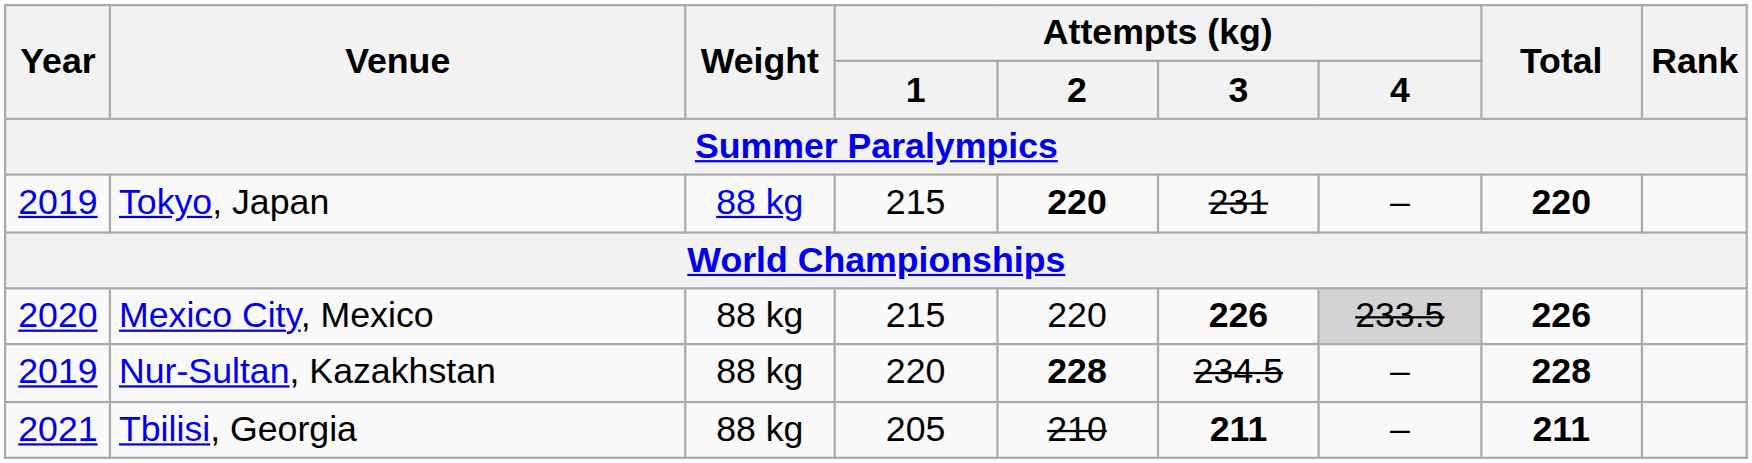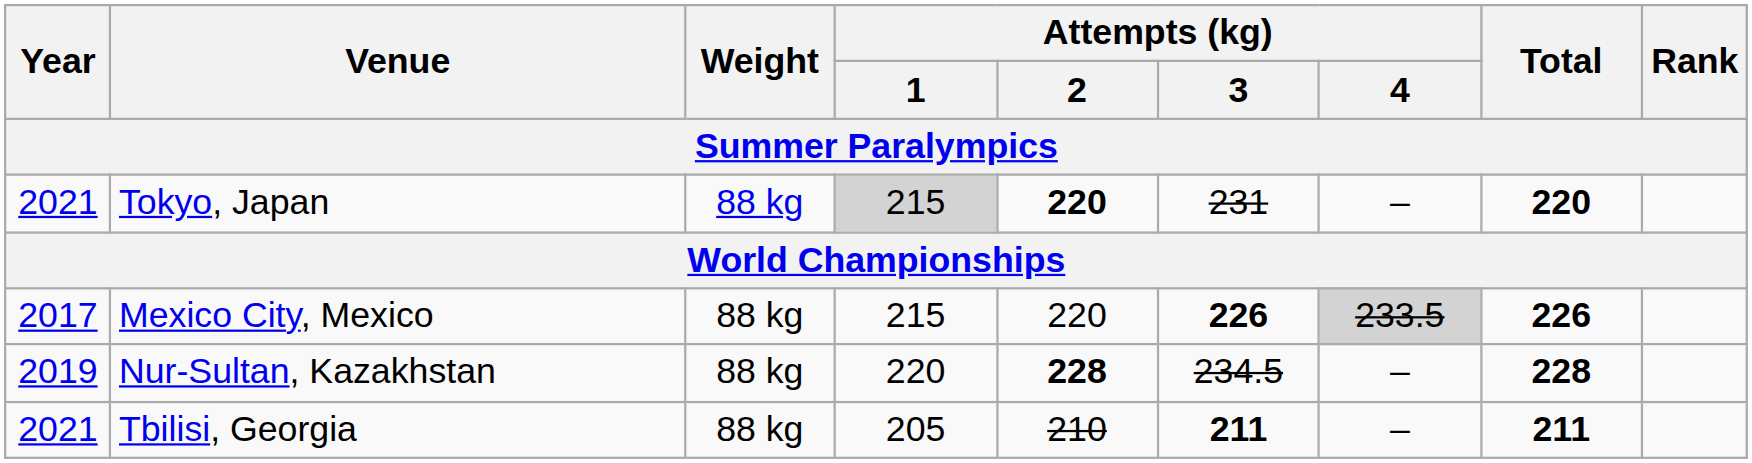(58, 202) 2019 -> (58, 202) 2021
(916, 202) no background -> (916, 202) lightgrey background
(58, 315) 2020 -> (58, 315) 2017
